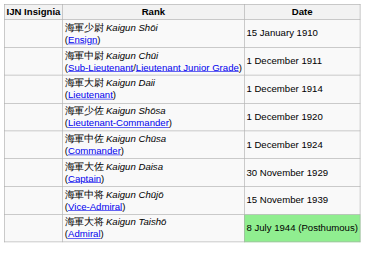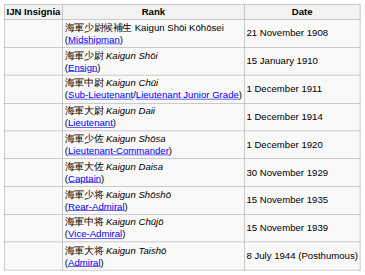+ row: (144, 33)
- row: (116, 145)
+ row: (118, 200)
(302, 228) lightgreen background -> (302, 256) no background
